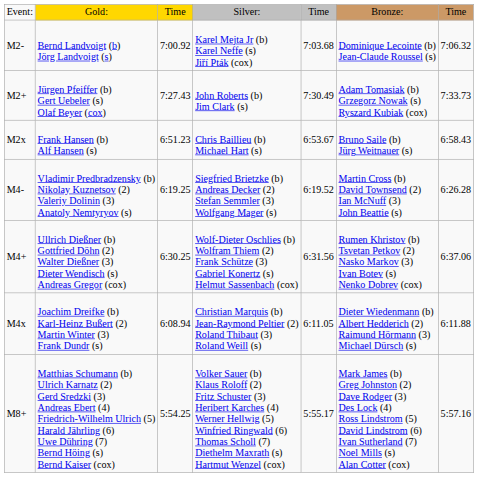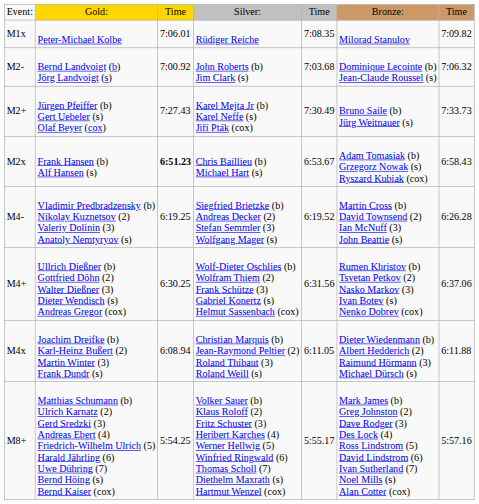+ row: (80, 39)
(231, 51) Karel Mejta Jr (b) Karel Neffe (s) Jiří Pták (cox) -> (229, 72) John Roberts (b) Jim Clark (s)
(229, 101) John Roberts (b) Jim Clark (s) -> (232, 117) Karel Mejta Jr (b) Karel Neffe (s) Jiří Pták (cox)
(383, 101) Adam Tomasiak (b) Grzegorz Nowak (s) Ryszard Kubiak (cox) -> (376, 117) Bruno Saile (b) Jürg Weitnauer (s)
(175, 139) normal -> (176, 161) bold
(375, 145) Bruno Saile (b) Jürg Weitnauer (s) -> (383, 167) Adam Tomasiak (b) Grzegorz Nowak (s) Ryszard Kubiak (cox)
